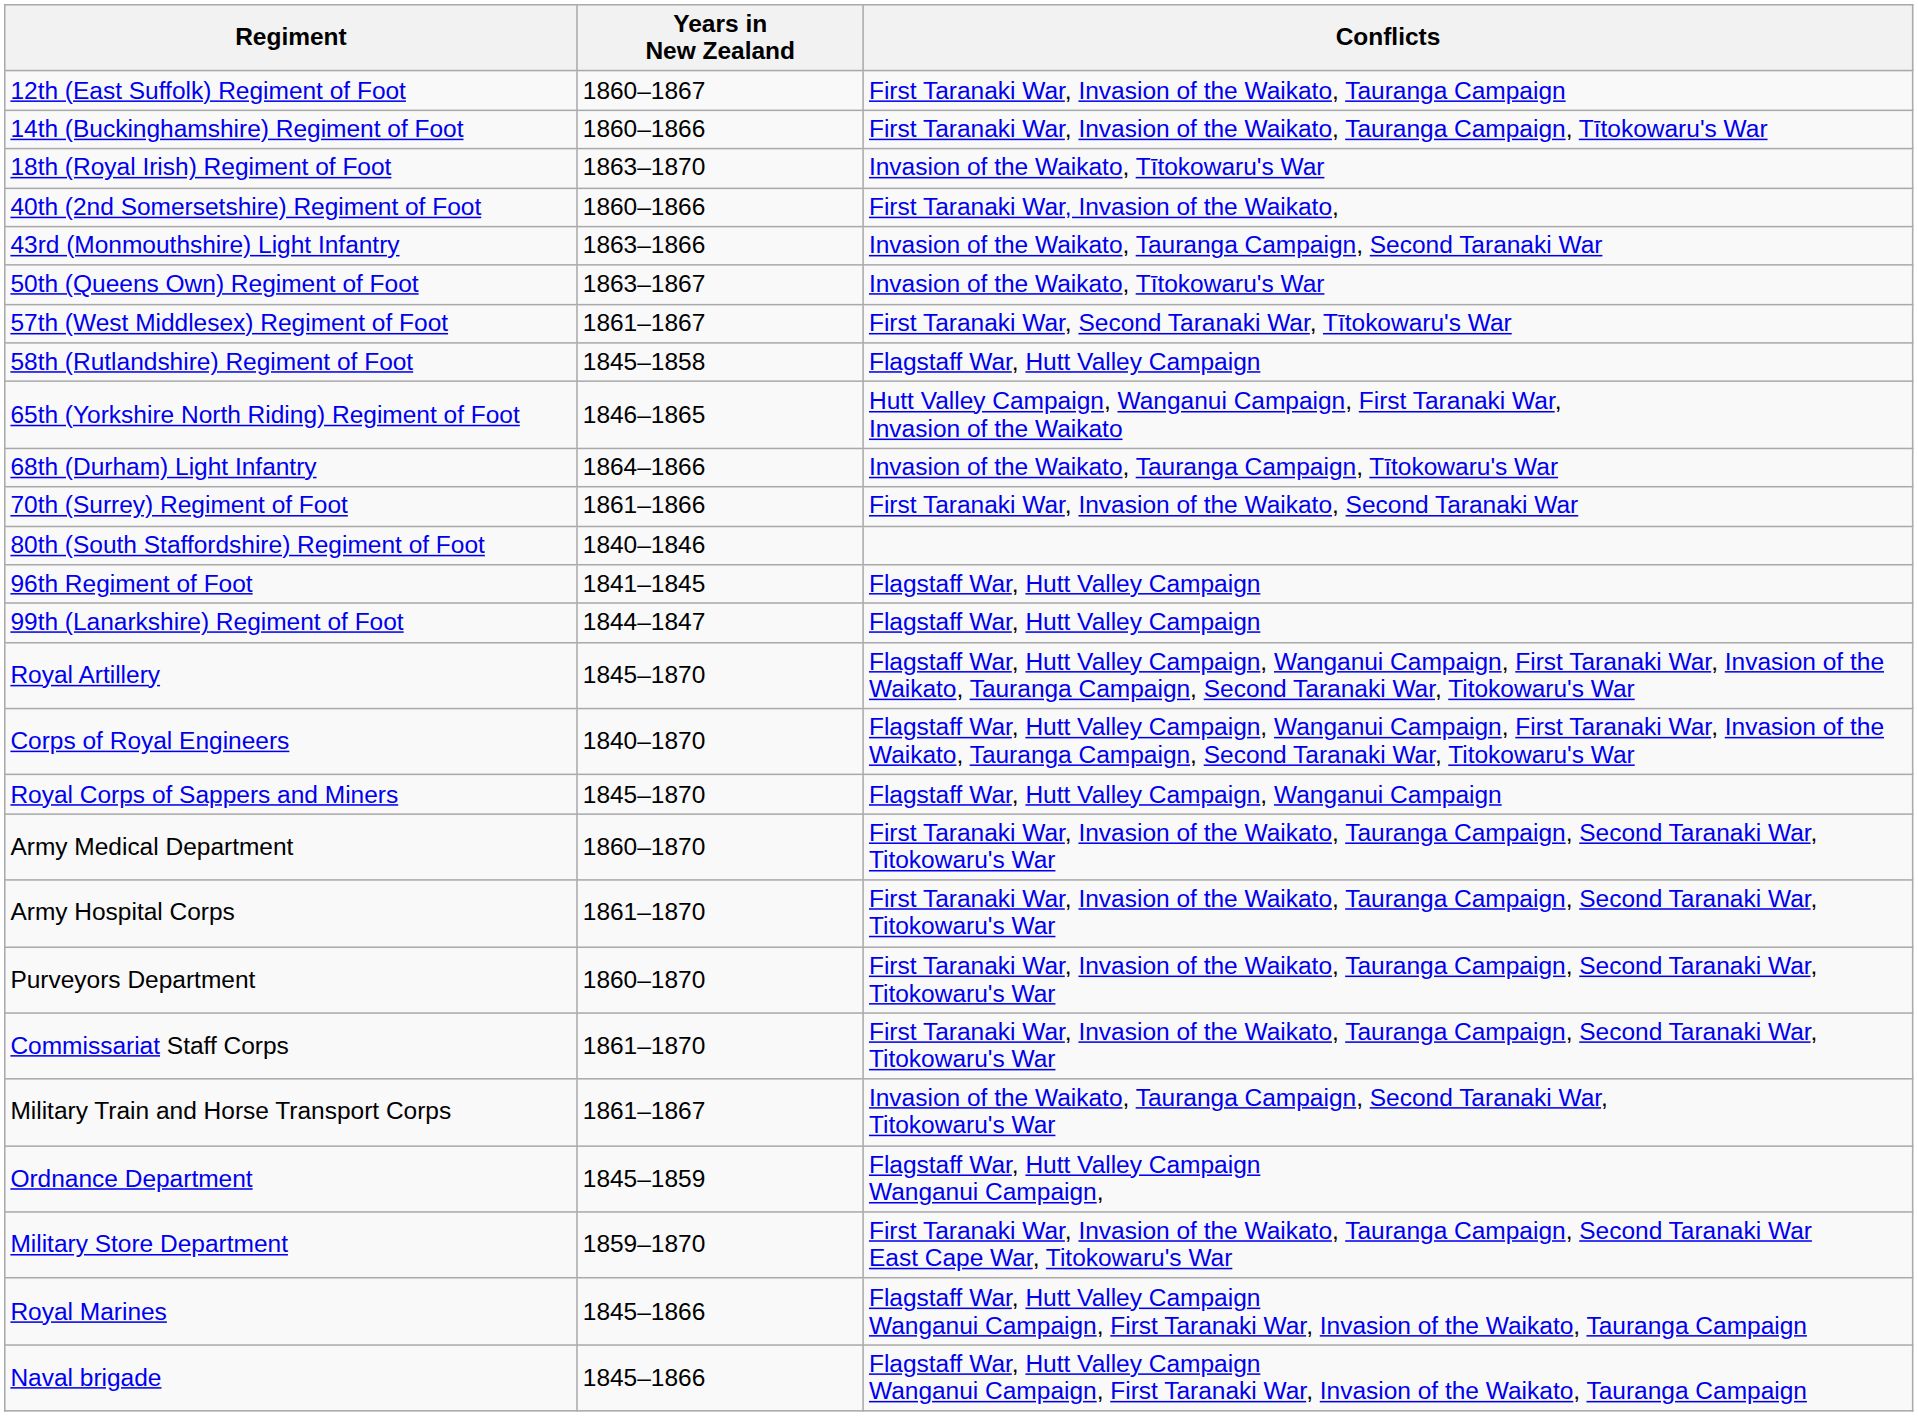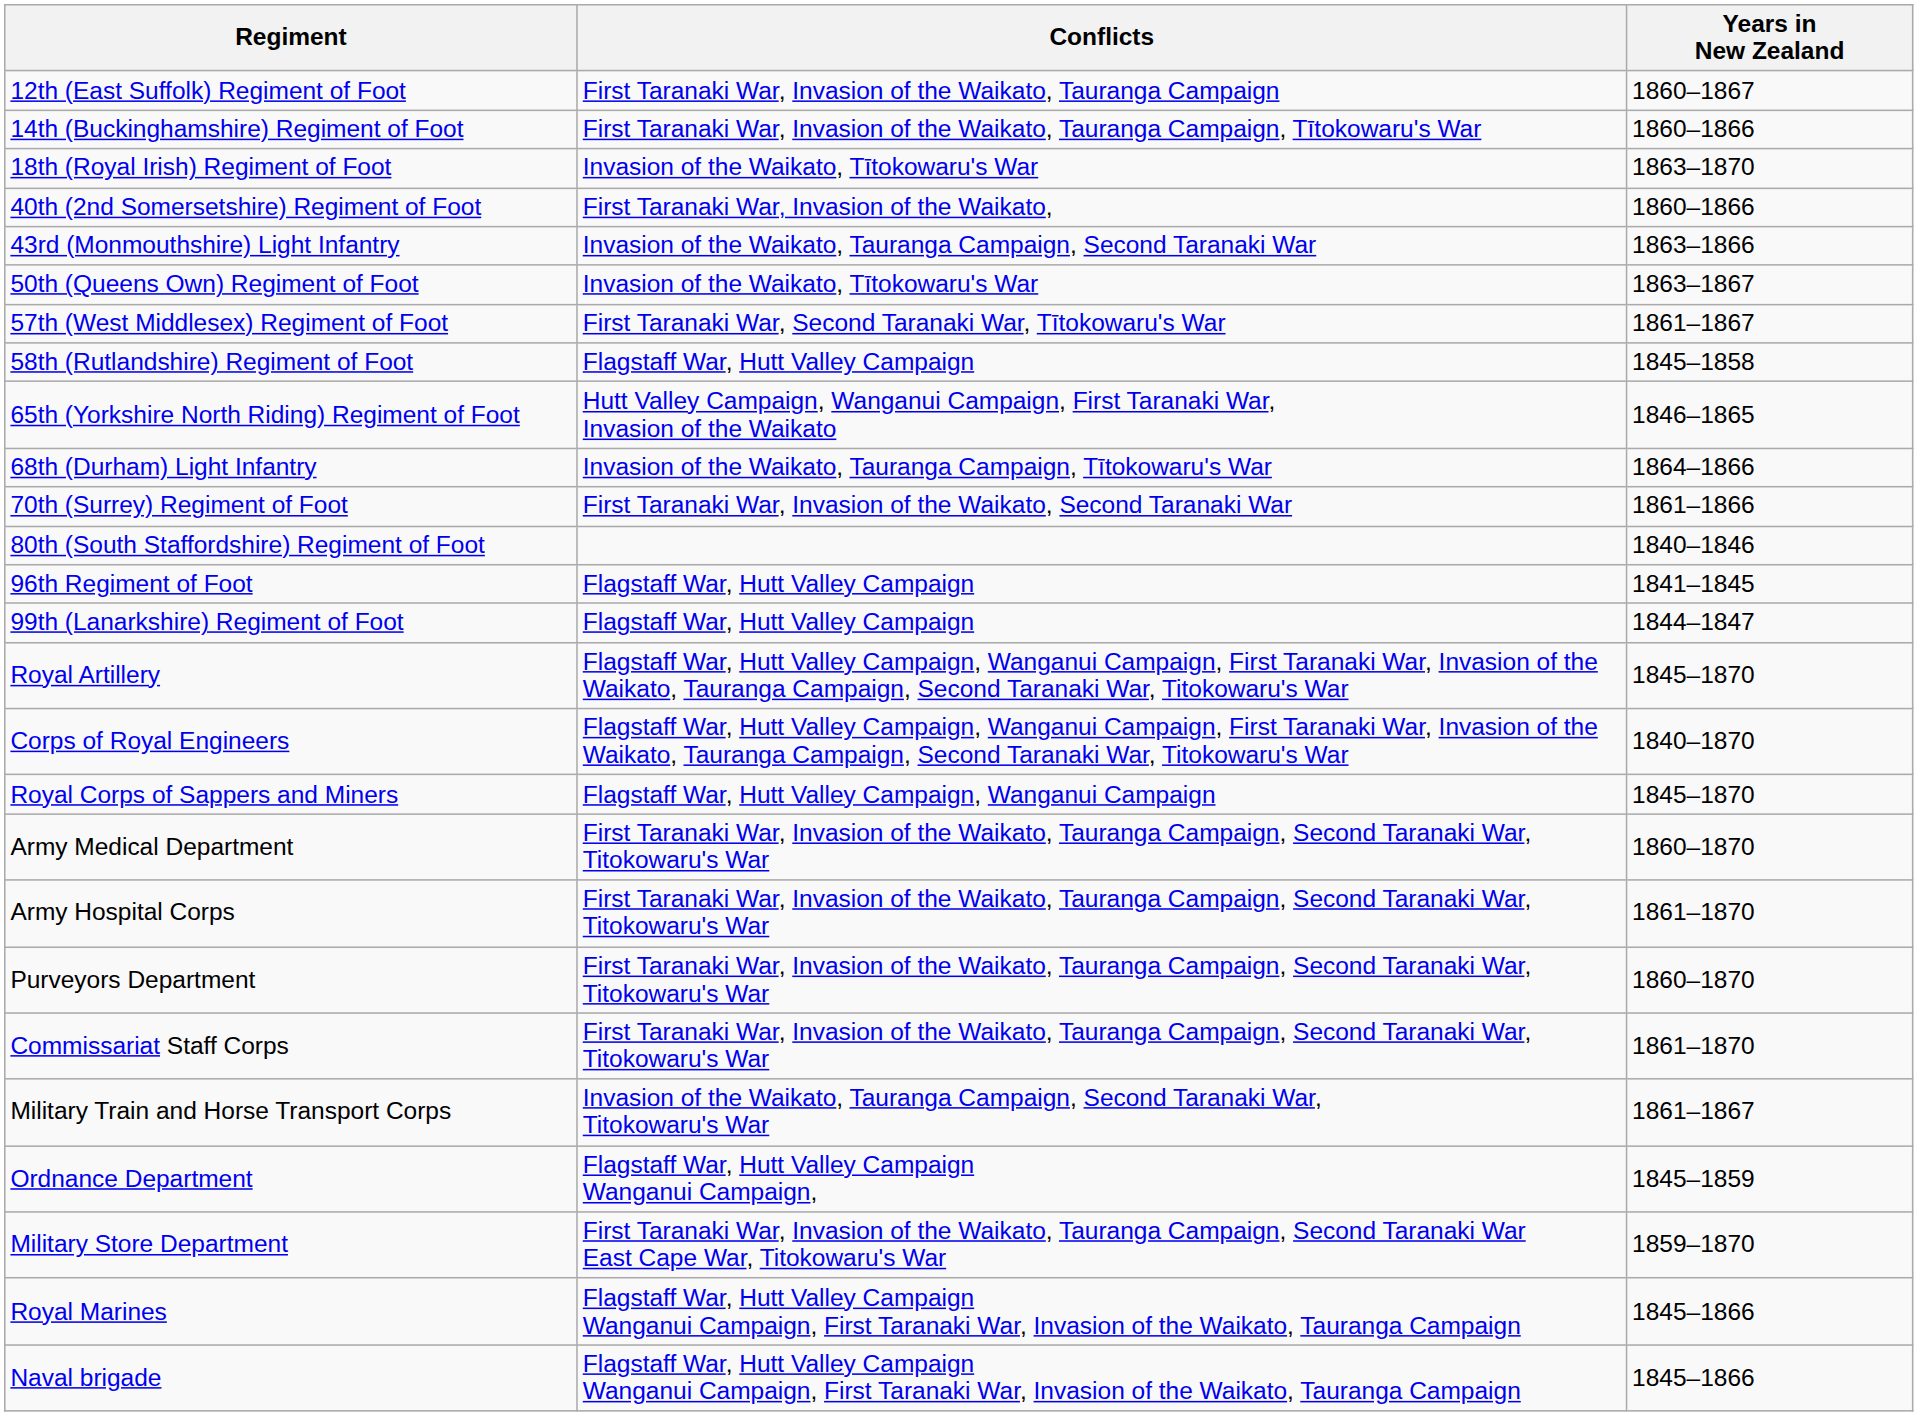columns swapped: (720, 37) <-> (1388, 37)
